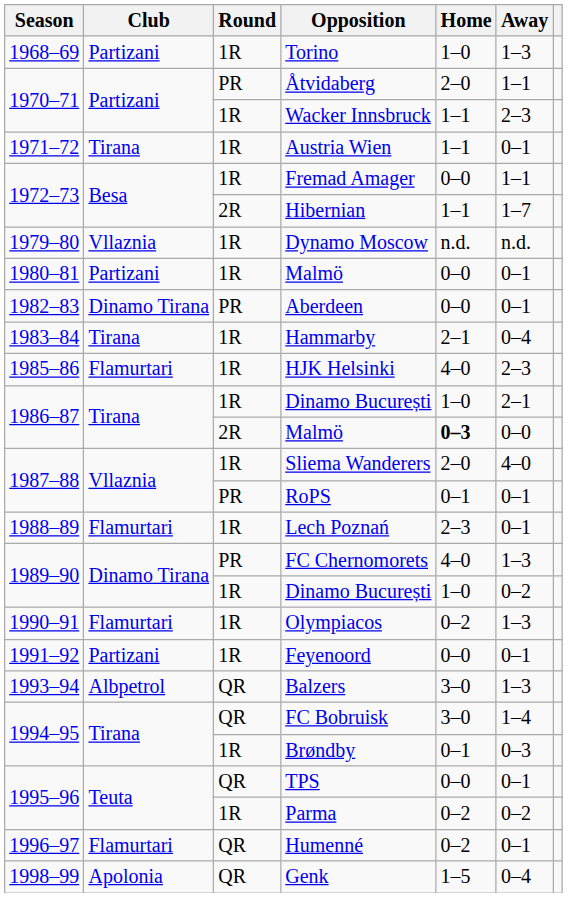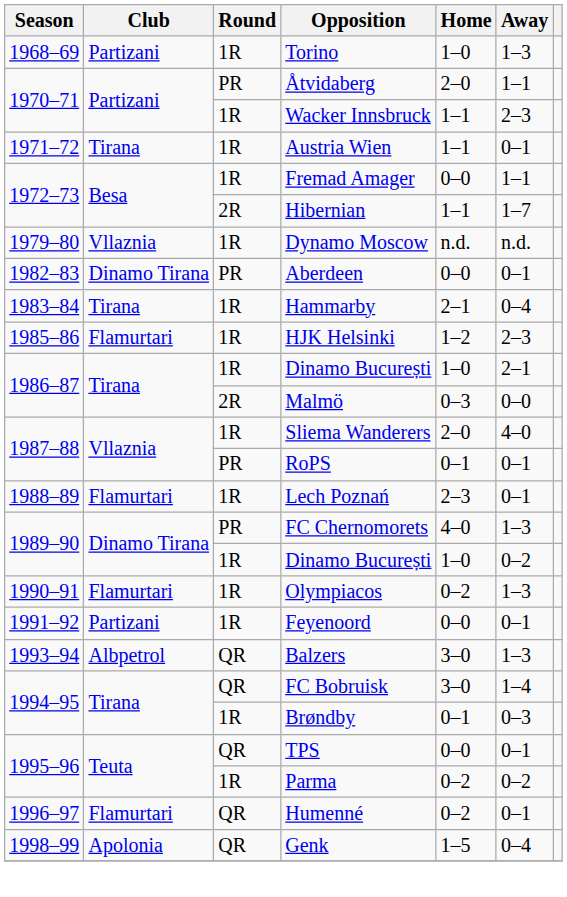- row: (44, 274)
(456, 369) 4–0 -> (456, 337) 1–2
(456, 432) bold -> (456, 400) normal
